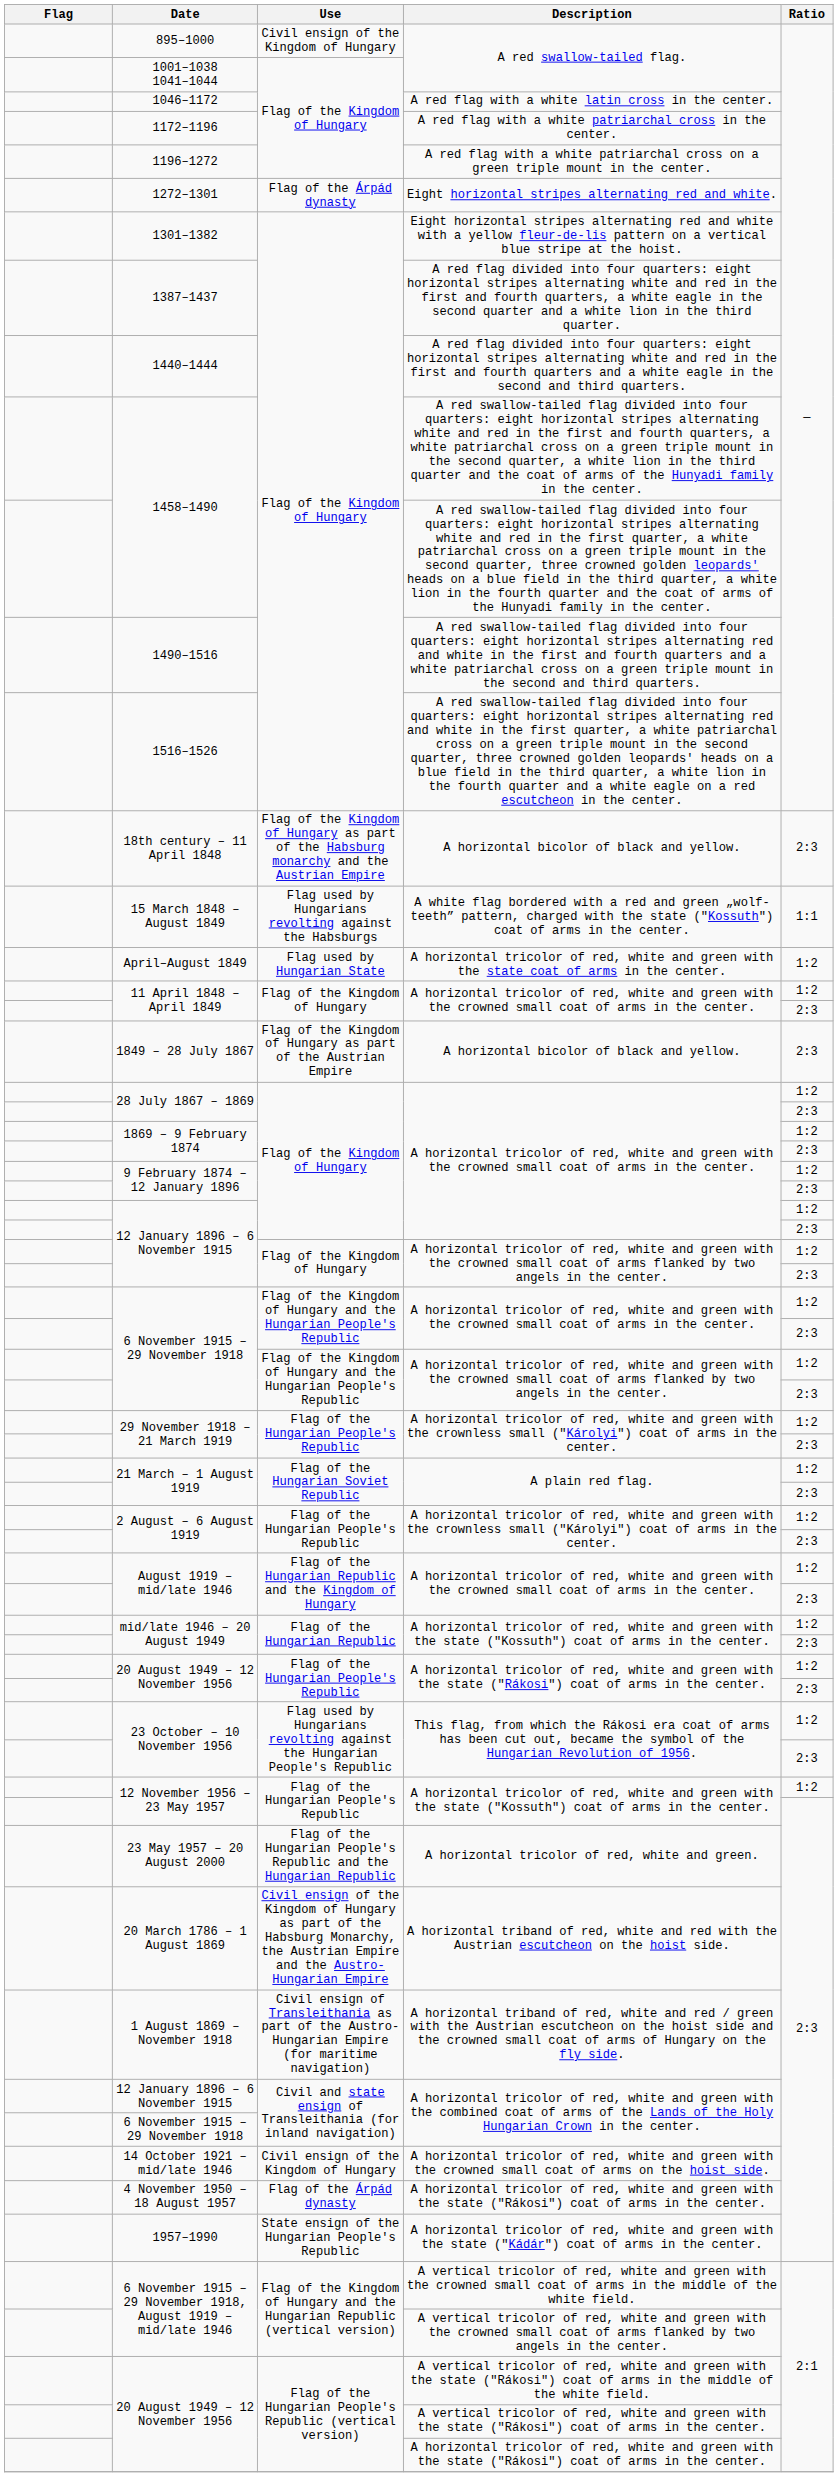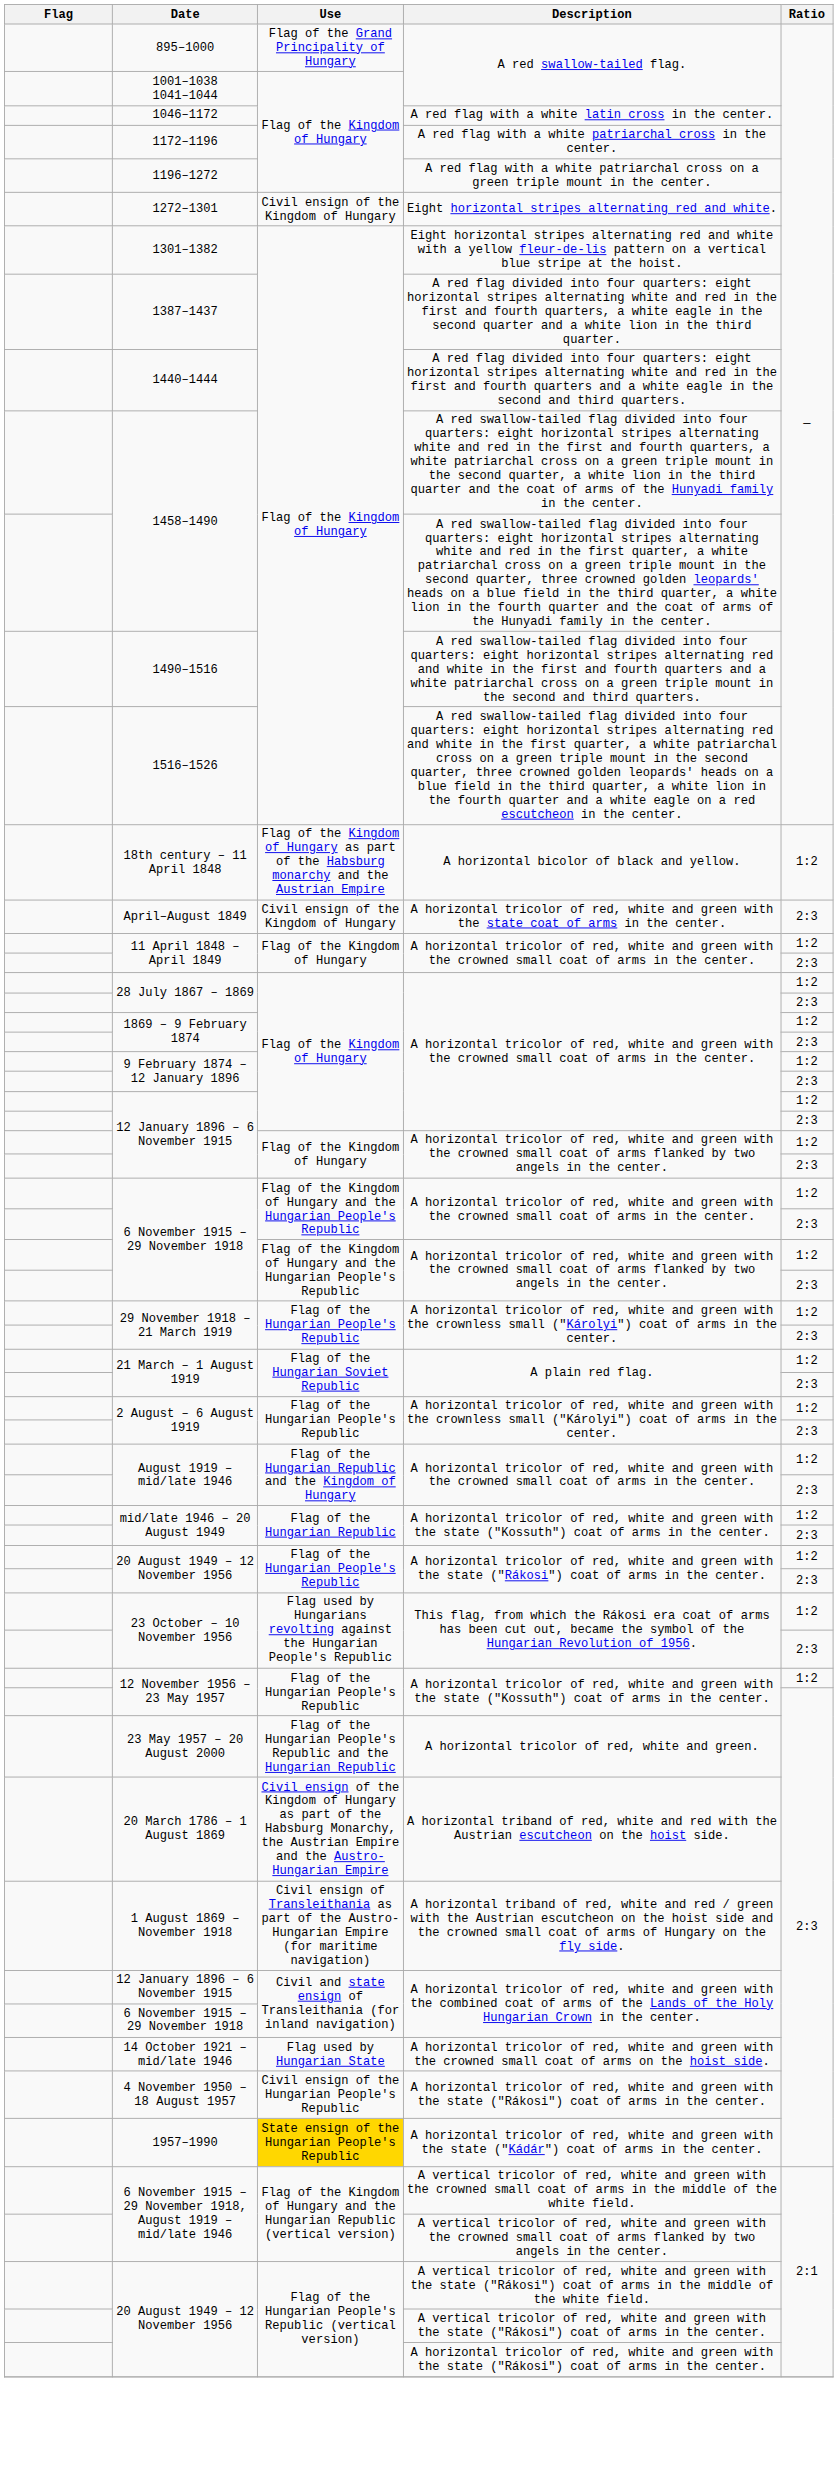(330, 41) Civil ensign of the Kingdom of Hungary -> (330, 48) Flag of the Grand Principality of Hungary
(330, 195) Flag of the Árpád dynasty -> (330, 209) Civil ensign of the Kingdom of Hungary
(807, 848) 2:3 -> (807, 862) 1:2
- row: (185, 917)
(330, 964) Flag used by Hungarian State -> (330, 917) Civil ensign of the Kingdom of Hungary
(807, 964) 1:2 -> (807, 917) 2:3
- row: (185, 1051)
(330, 2163) Civil ensign of the Kingdom of Hungary -> (330, 2054) Flag used by Hungarian State
(330, 2197) Flag of the Árpád dynasty -> (330, 2095) Civil ensign of the Hungarian People's Republic
(330, 2238) no background -> (330, 2143) gold background
